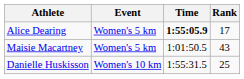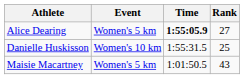(225, 30) 17 -> (225, 30) 27
rows swapped: (48, 65) <-> (45, 48)
